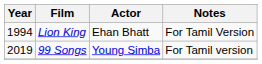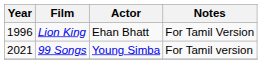(20, 31) 1994 -> (20, 31) 1996
(20, 50) 2019 -> (20, 50) 2021
